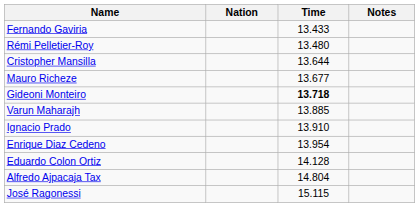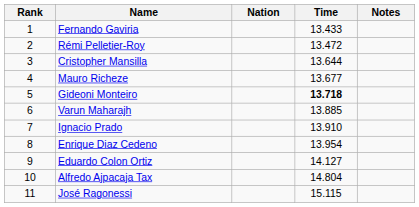+ column: (30, 12)
(313, 45) 13.480 -> (326, 45) 13.472
(313, 161) 14.128 -> (326, 161) 14.127
